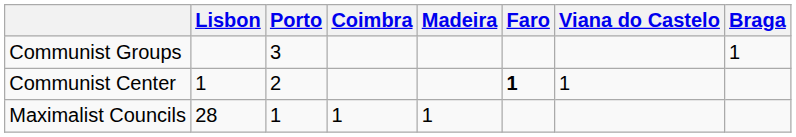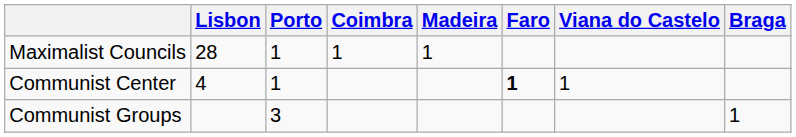rows swapped: (98, 115) <-> (95, 52)
(201, 83) 1 -> (201, 83) 4
(276, 83) 2 -> (276, 83) 1
